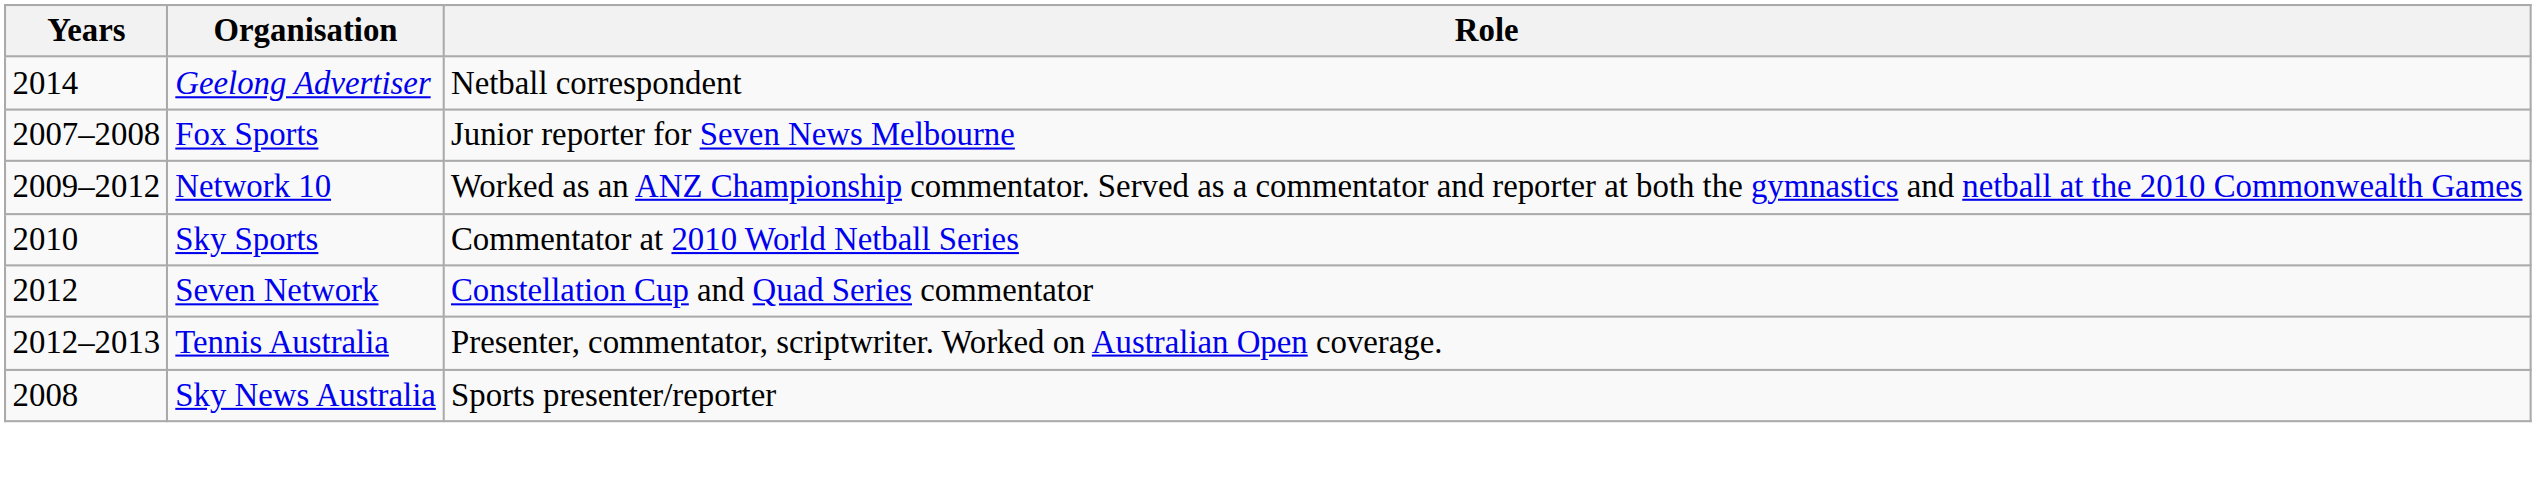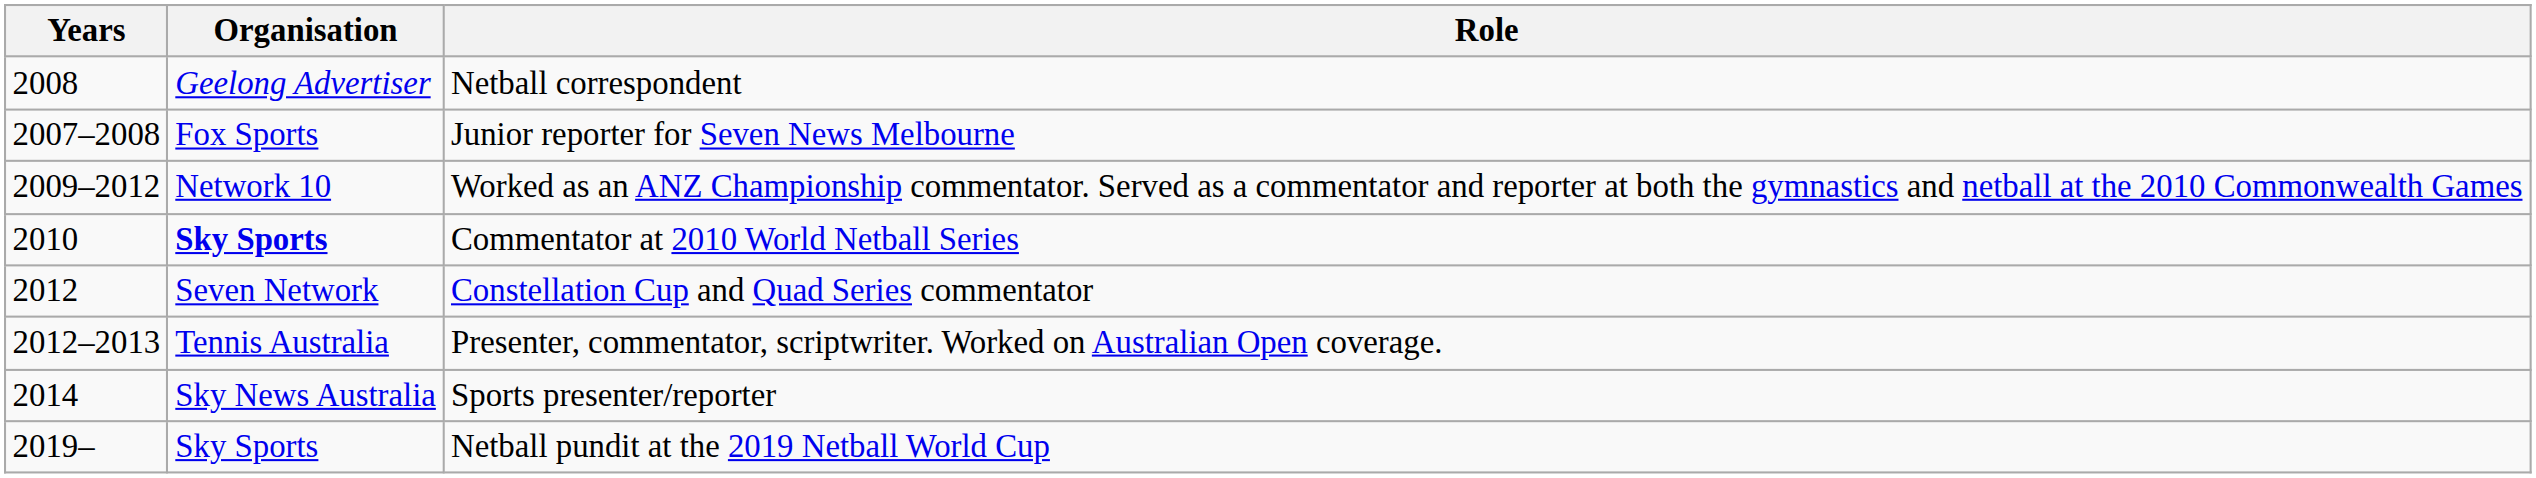(45, 82) 2014 -> (45, 82) 2008
(247, 238) normal -> (251, 238) bold
(45, 394) 2008 -> (45, 394) 2014
+ row: (750, 446)
